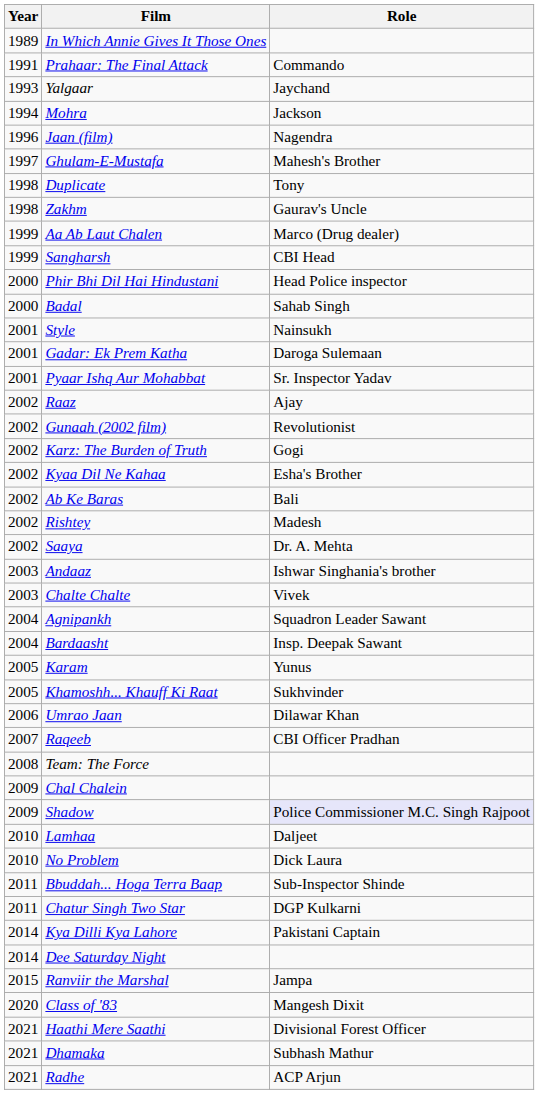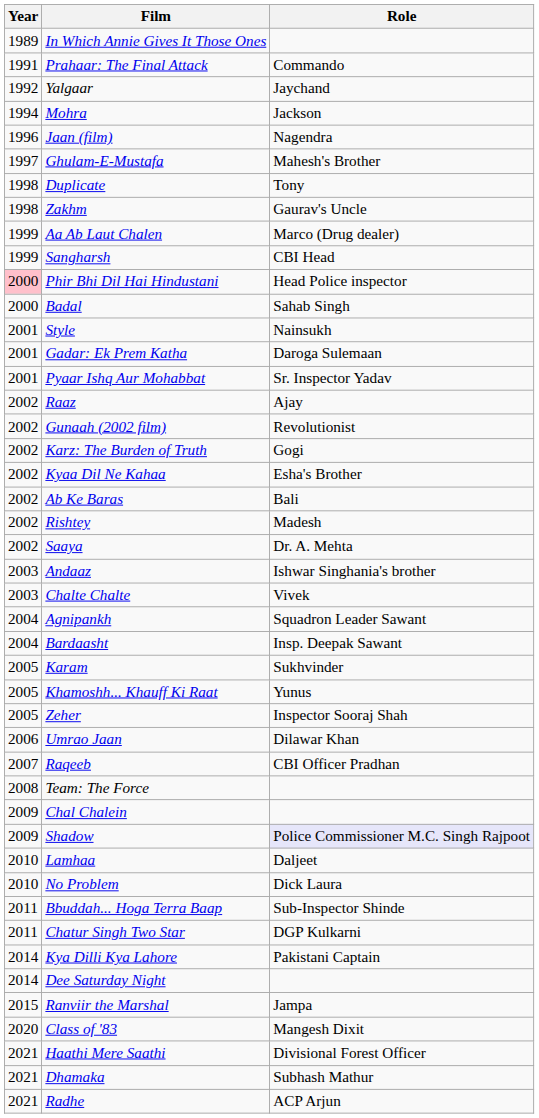(23, 88) 1993 -> (23, 88) 1992
(23, 281) no background -> (23, 281) pink background
(292, 667) Yunus -> (308, 667) Sukhvinder
(308, 691) Sukhvinder -> (292, 691) Yunus
+ row: (63, 715)
